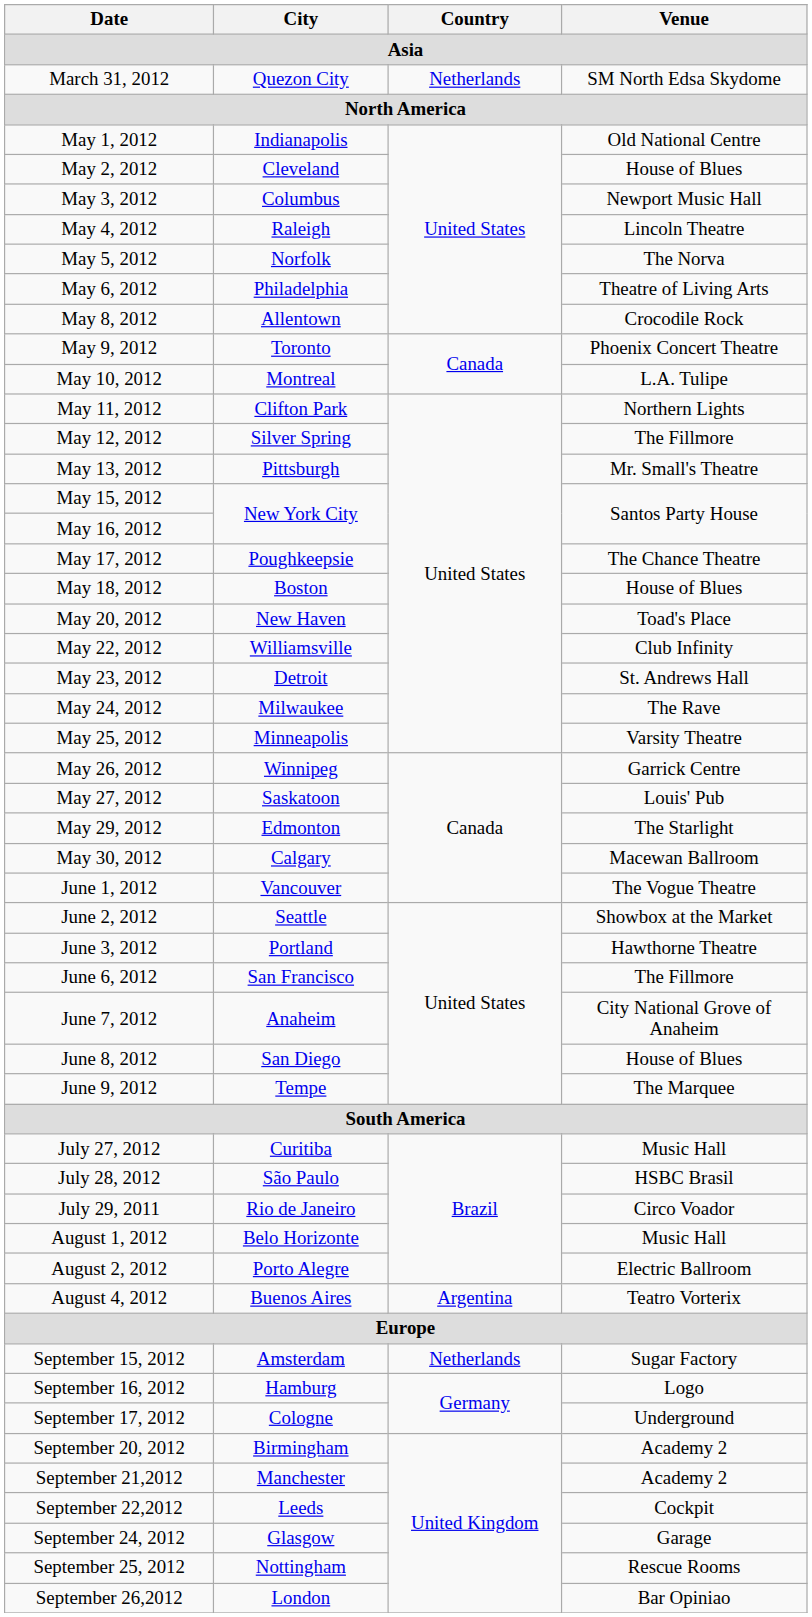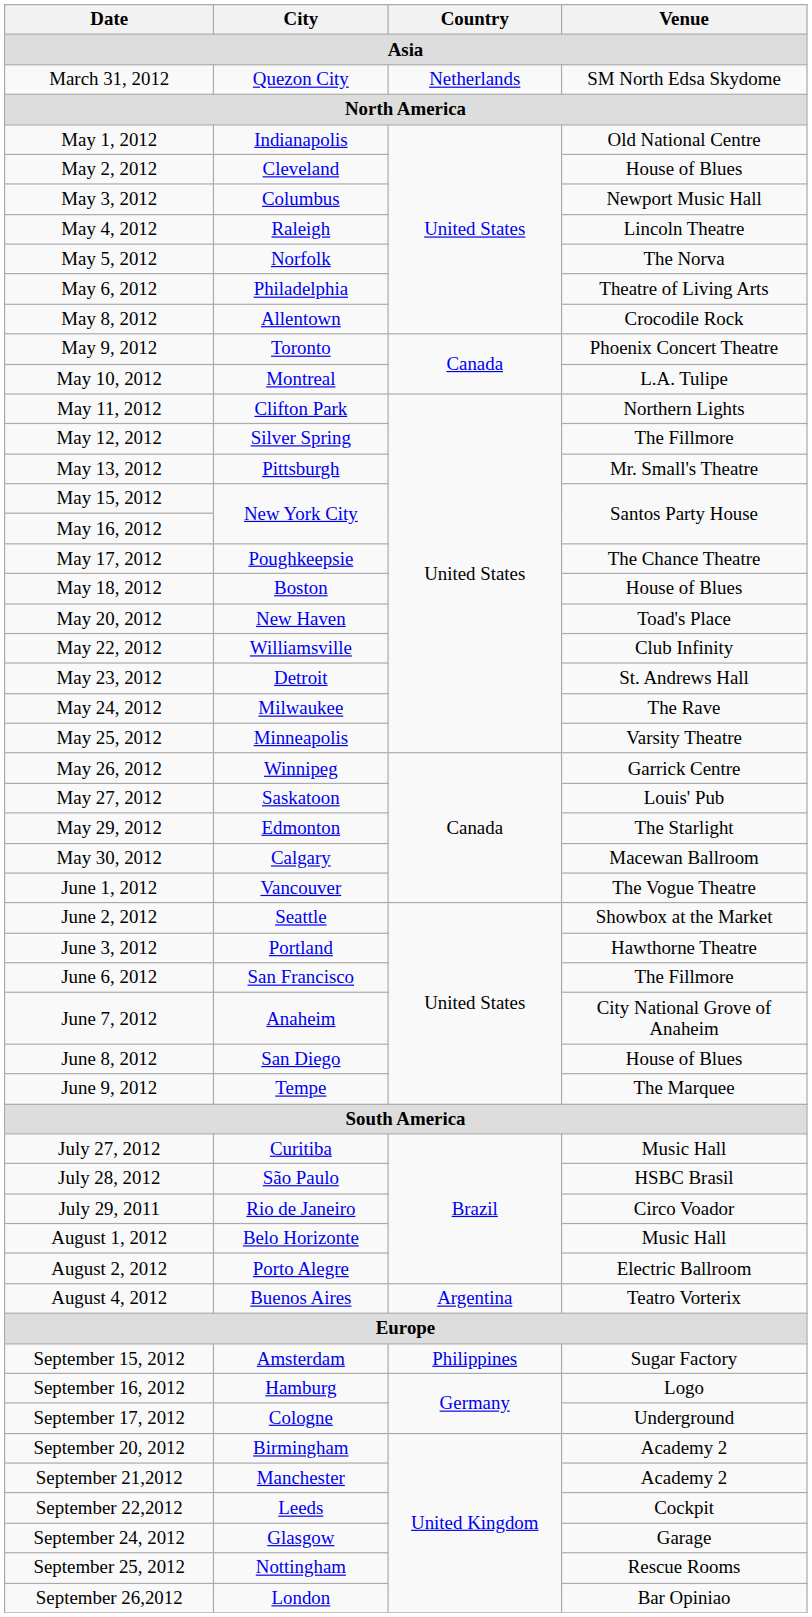(475, 1358) Netherlands -> (475, 1358) Philippines
